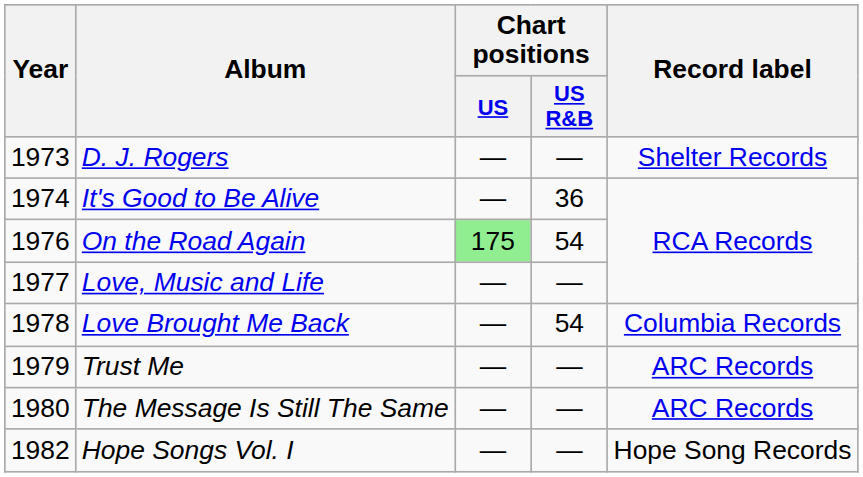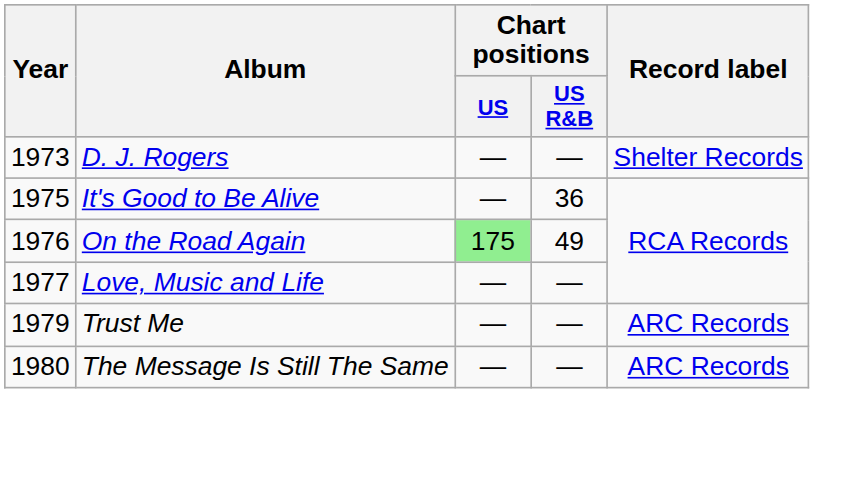(40, 198) 1974 -> (40, 198) 1975
(569, 240) 54 -> (569, 240) 49
- row: (215, 324)
- row: (188, 450)
